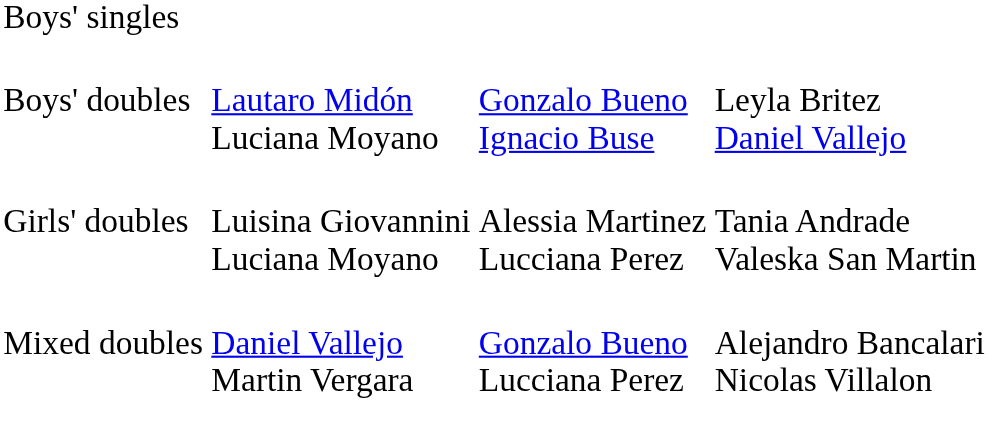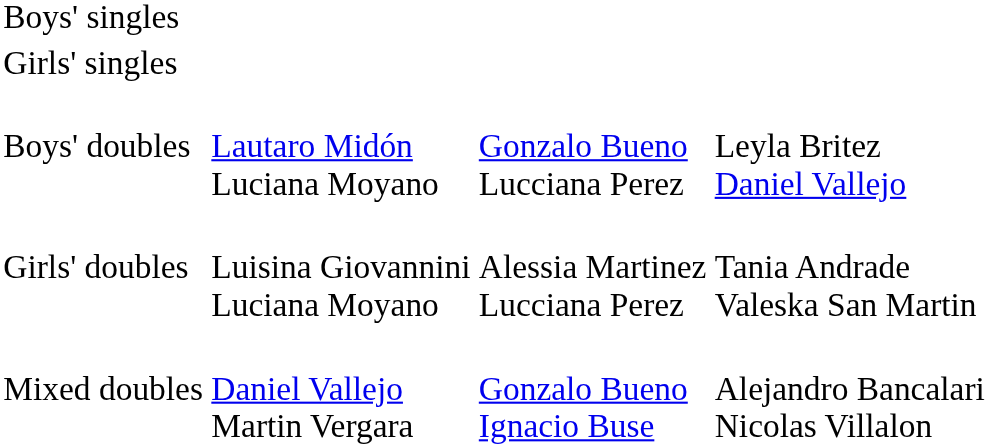+ row: (90, 62)
(583, 118) Gonzalo Bueno Ignacio Buse -> (583, 164) Gonzalo Bueno Lucciana Perez
(583, 361) Gonzalo Bueno Lucciana Perez -> (583, 407) Gonzalo Bueno Ignacio Buse
